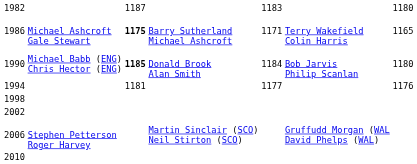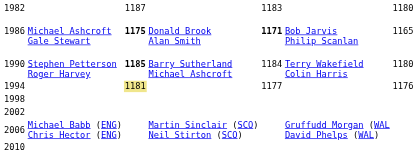(190, 36) Barry Sutherland Michael Ashcroft -> (180, 36) Donald Brook Alan Smith
(272, 31) normal -> (272, 31) bold
(324, 36) Terry Wakefield Colin Harris -> (322, 36) Bob Jarvis Philip Scanlan
(75, 64) Michael Babb (ENG) Chris Hector (ENG) -> (72, 69) Stephen Petterson Roger Harvey
(180, 69) Donald Brook Alan Smith -> (190, 69) Barry Sutherland Michael Ashcroft
(322, 69) Bob Jarvis Philip Scanlan -> (324, 69) Terry Wakefield Colin Harris
(135, 86) no background -> (135, 86) khaki background
(72, 140) Stephen Petterson Roger Harvey -> (75, 130) Michael Babb (ENG) Chris Hector (ENG)
